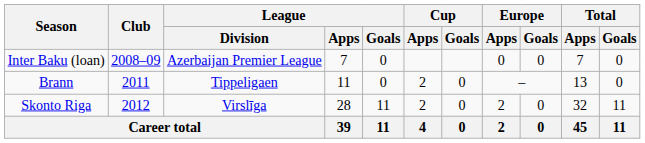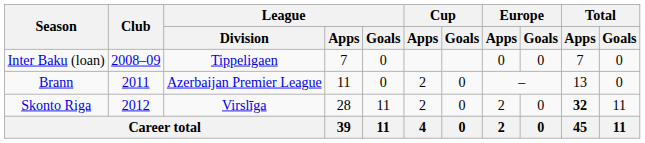(244, 60) Azerbaijan Premier League -> (244, 60) Tippeligaen
(244, 82) Tippeligaen -> (244, 82) Azerbaijan Premier League
(580, 104) normal -> (580, 104) bold
